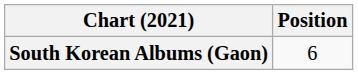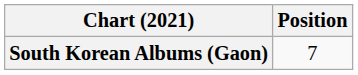(312, 52) 6 -> (312, 52) 7
